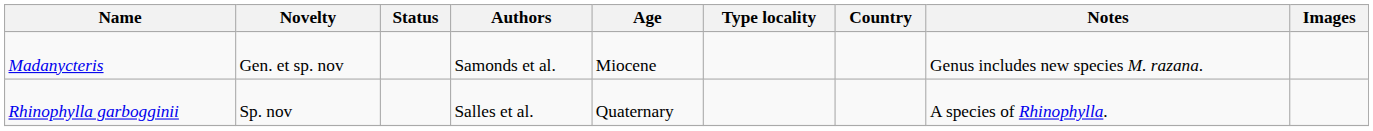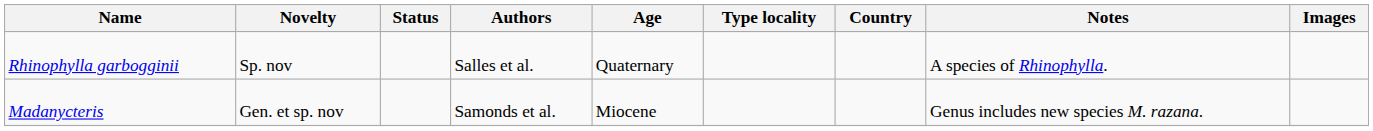rows swapped: (56, 65) <-> (94, 111)
